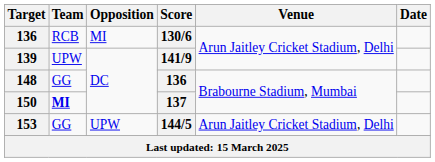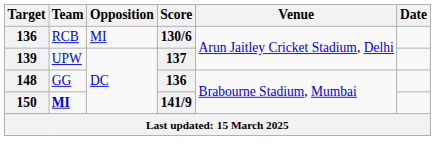(176, 58) 141/9 -> (176, 58) 137
(176, 102) 137 -> (176, 102) 141/9
- row: (27, 124)
